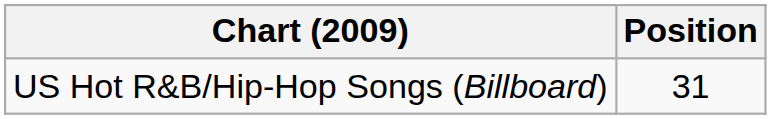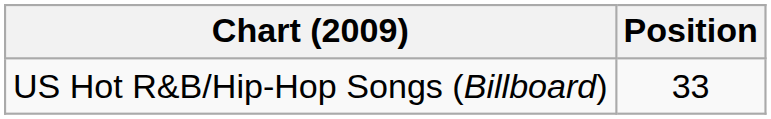(691, 85) 31 -> (691, 85) 33
